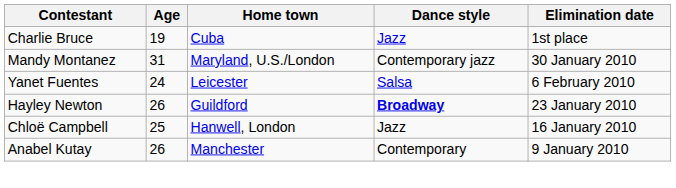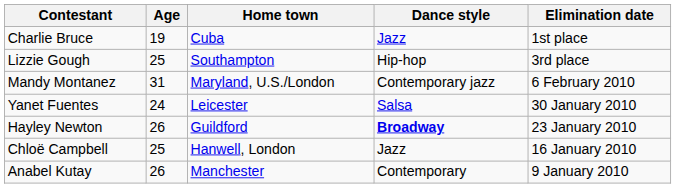+ row: (49, 60)
(584, 60) 30 January 2010 -> (583, 82) 6 February 2010
(583, 82) 6 February 2010 -> (584, 104) 30 January 2010
